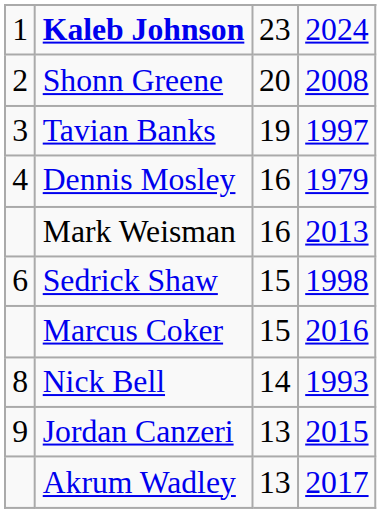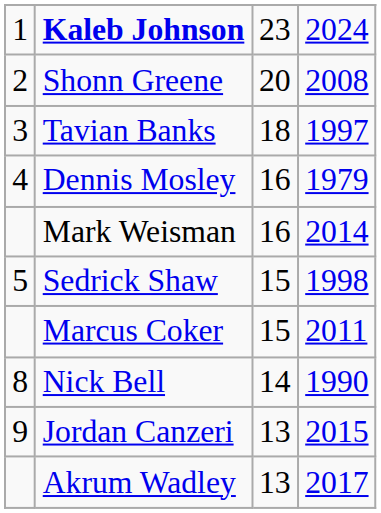(275, 130) 19 -> (275, 130) 18
(337, 230) 2013 -> (337, 230) 2014
(20, 280) 6 -> (20, 280) 5
(337, 331) 2016 -> (336, 331) 2011
(337, 381) 1993 -> (337, 381) 1990
